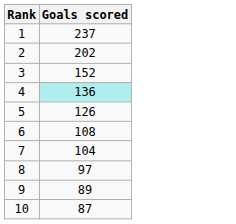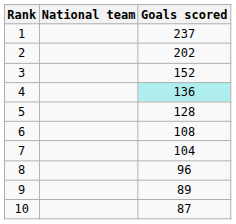+ column: (89, 14)
(85, 112) 126 -> (184, 112) 128
(85, 170) 97 -> (184, 170) 96
